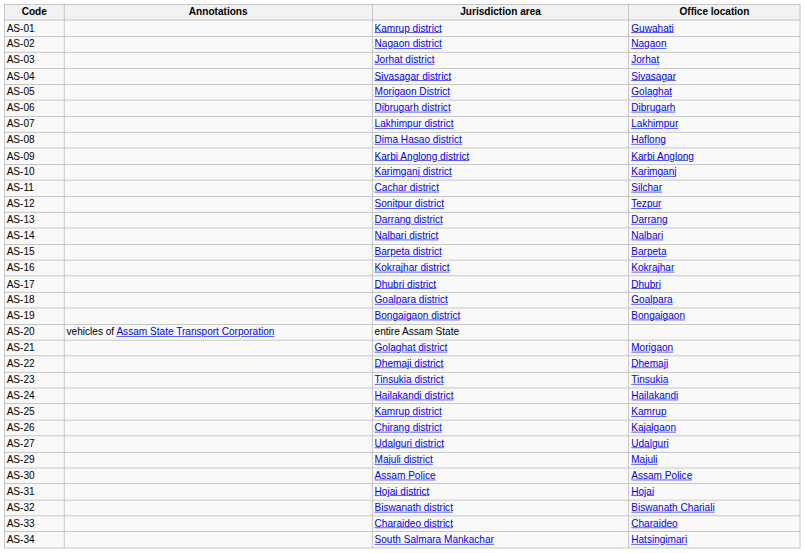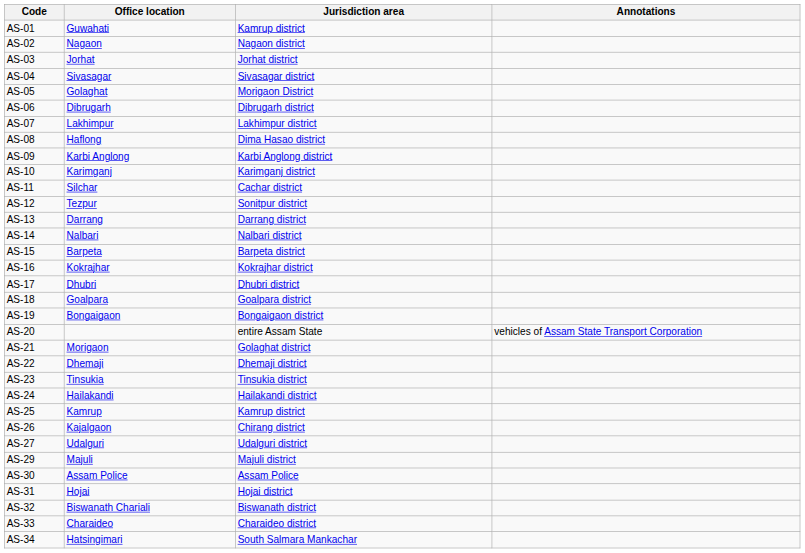columns swapped: (714, 12) <-> (218, 12)
